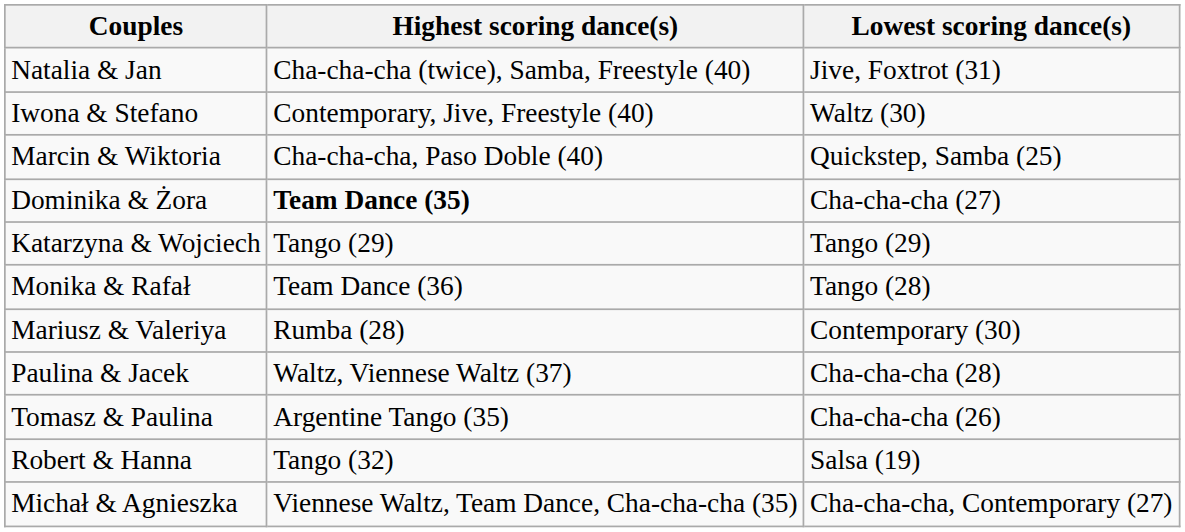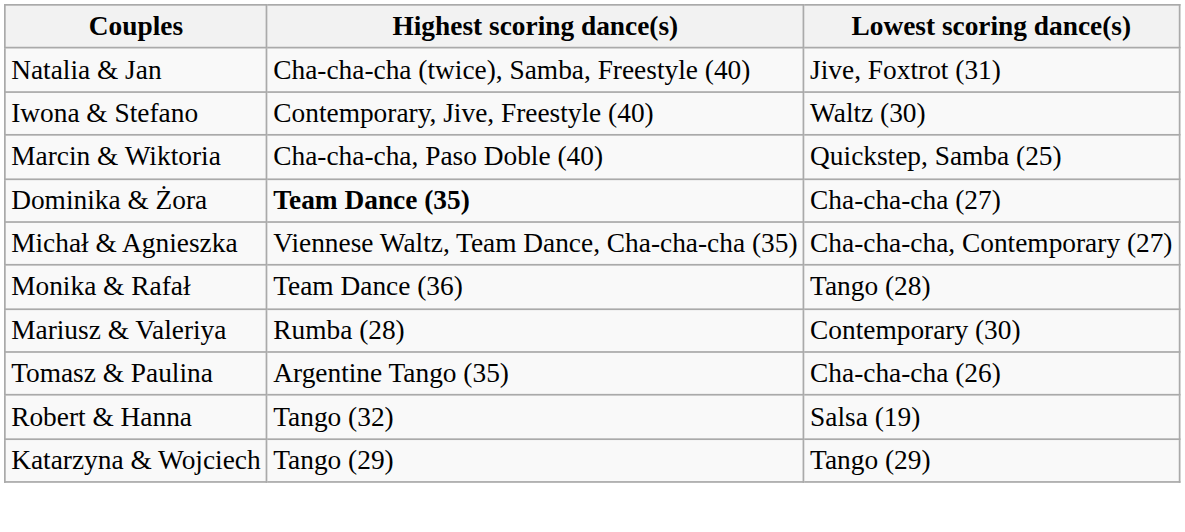rows swapped: (124, 503) <-> (136, 243)
- row: (100, 373)
